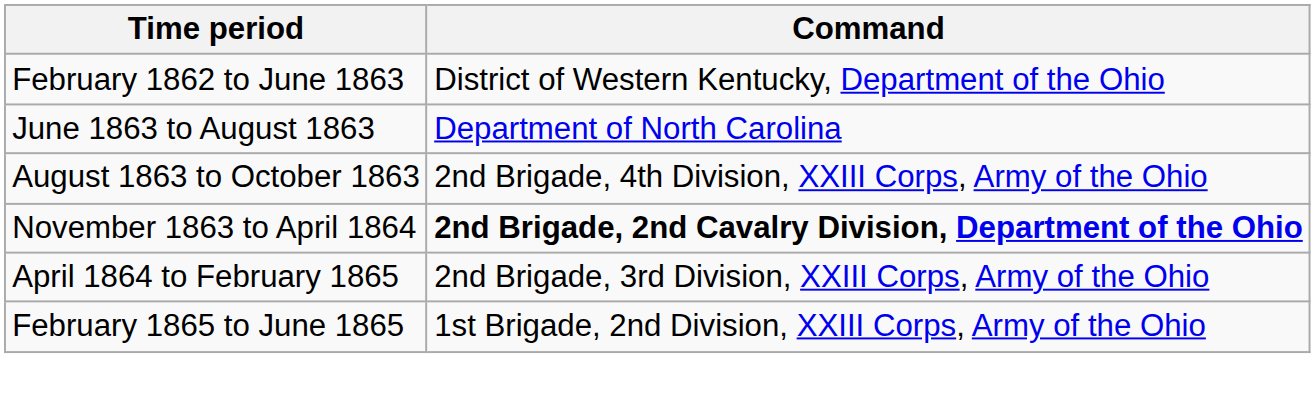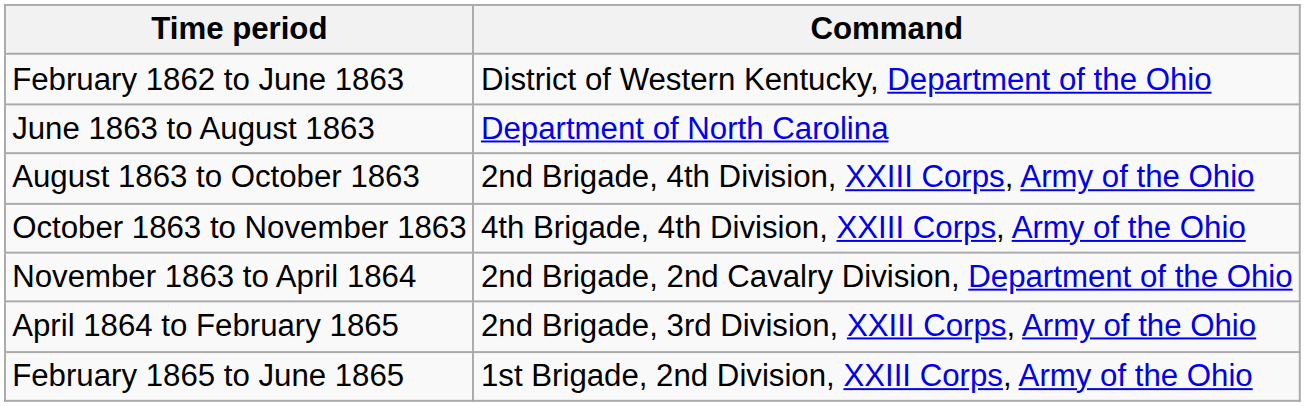+ row: (239, 227)
(868, 227) bold -> (887, 276) normal
